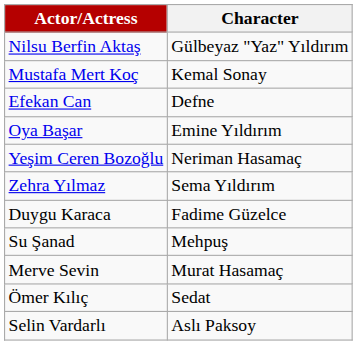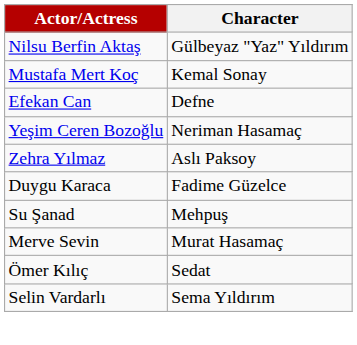- row: (46, 130)
(223, 185) Sema Yıldırım -> (214, 158) Aslı Paksoy
(214, 325) Aslı Paksoy -> (223, 297) Sema Yıldırım
